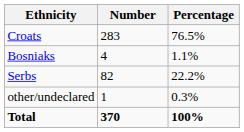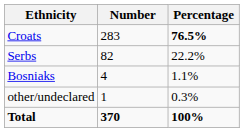(188, 35) normal -> (189, 35) bold
rows swapped: (22, 76) <-> (31, 55)
